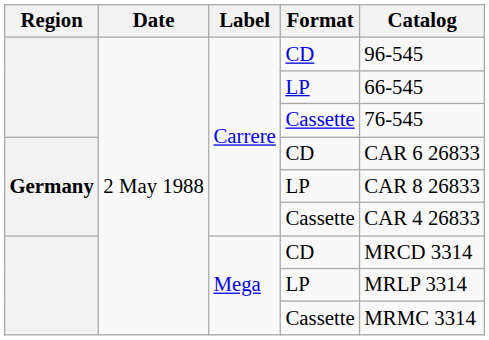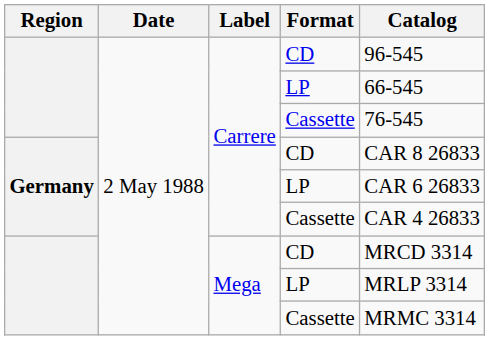(422, 152) CAR 6 26833 -> (422, 152) CAR 8 26833
(422, 185) CAR 8 26833 -> (422, 185) CAR 6 26833
